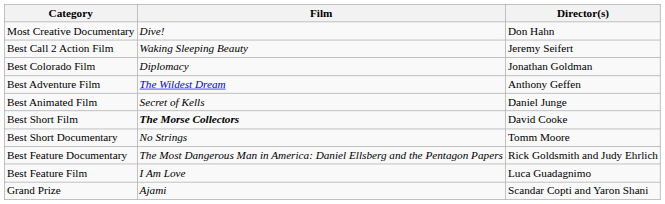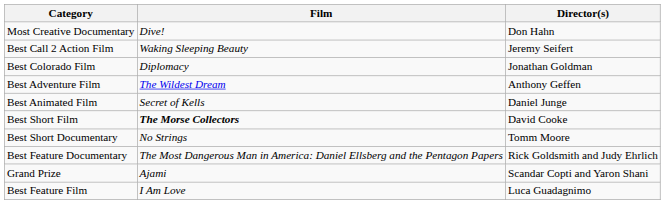rows swapped: (47, 173) <-> (34, 191)
